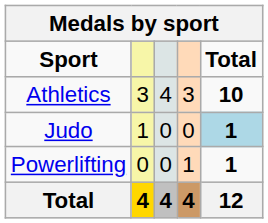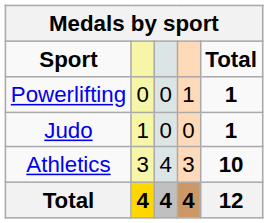rows swapped: (68, 94) <-> (68, 165)
(231, 129) lightblue background -> (231, 129) no background
